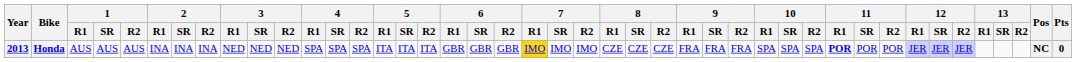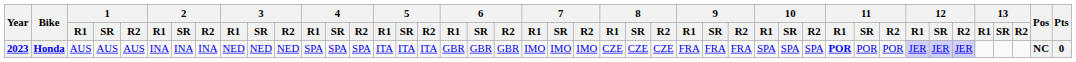(18, 49) 2013 -> (18, 49) 2023
(535, 49) gold background -> (535, 49) no background
